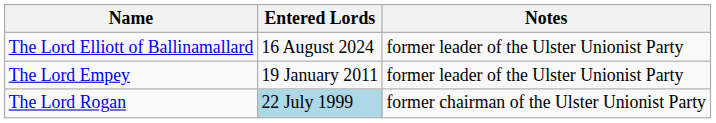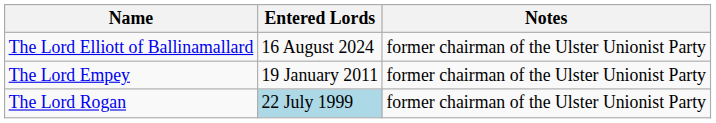(535, 46) former leader of the Ulster Unionist Party -> (546, 46) former chairman of the Ulster Unionist Party
(535, 74) former leader of the Ulster Unionist Party -> (546, 74) former chairman of the Ulster Unionist Party
